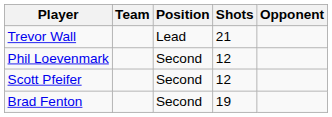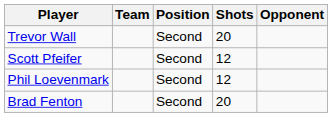(171, 36) Lead -> (179, 36) Second
(223, 36) 21 -> (223, 36) 20
rows swapped: (58, 58) <-> (45, 79)
(223, 101) 19 -> (223, 101) 20
